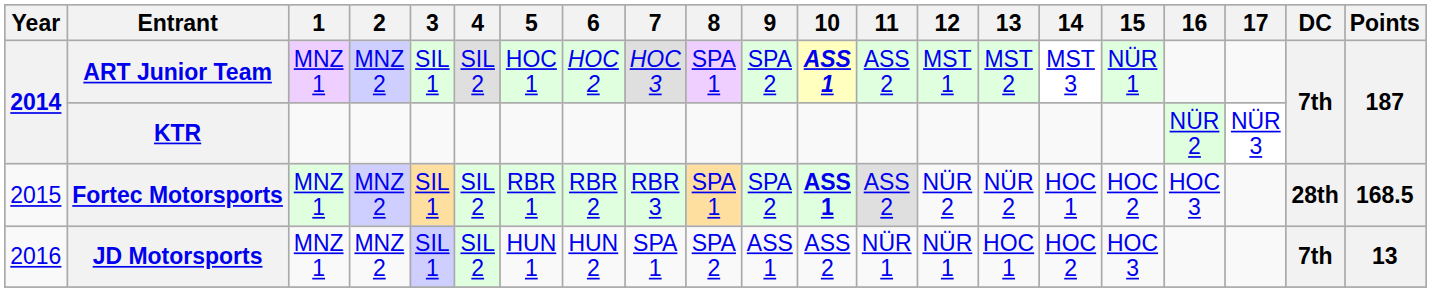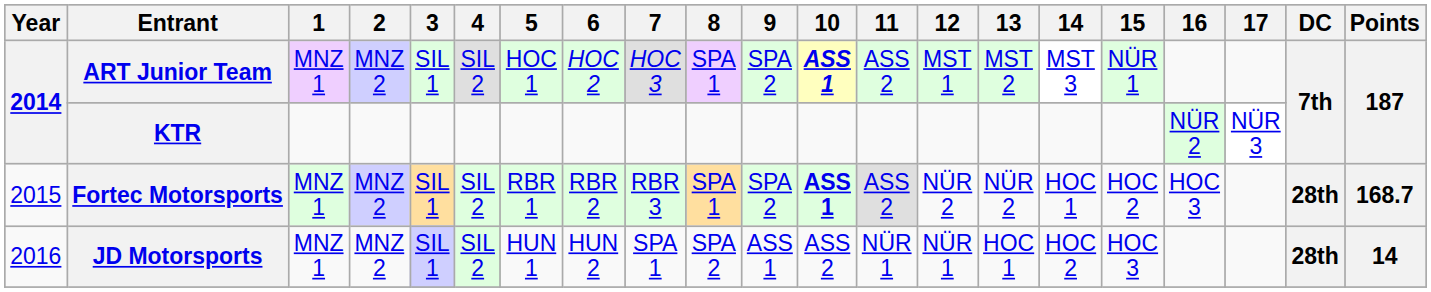(1385, 195) 168.5 -> (1385, 195) 168.7
(1315, 256) 7th -> (1315, 256) 28th
(1385, 256) 13 -> (1385, 256) 14
